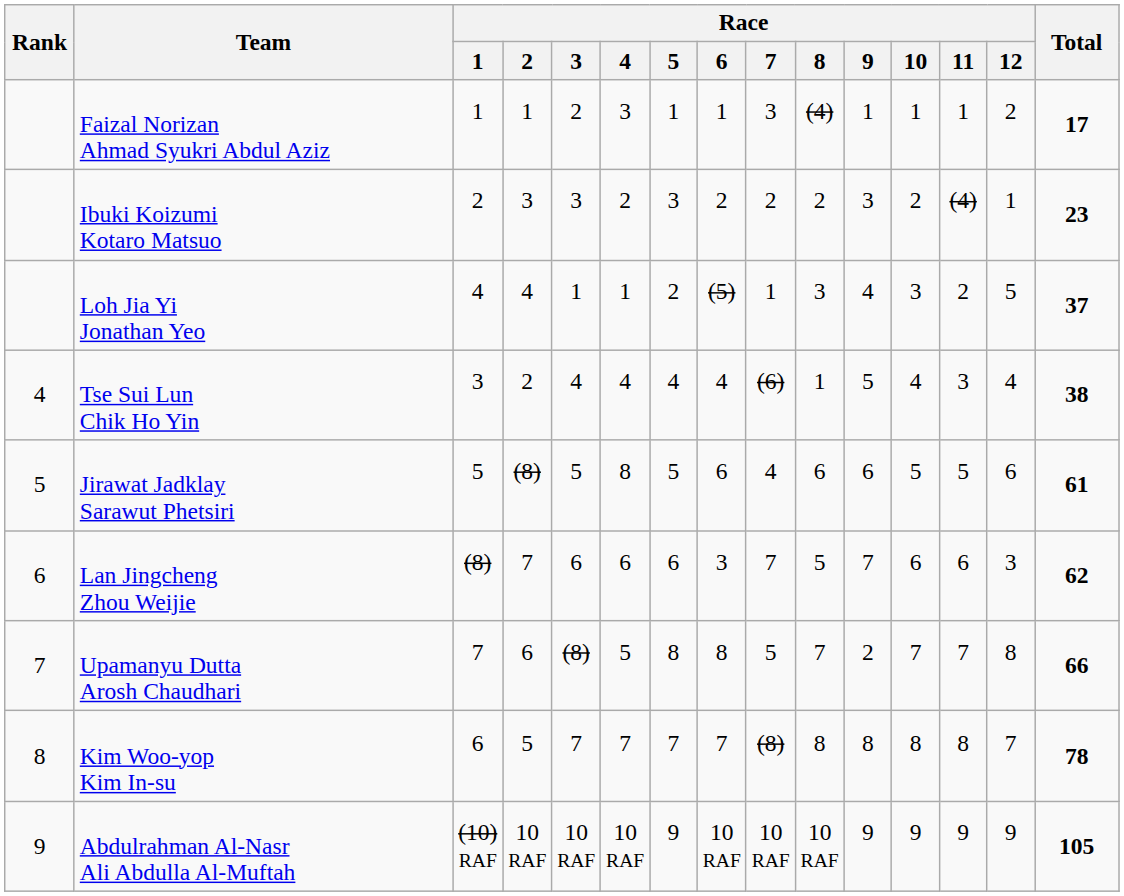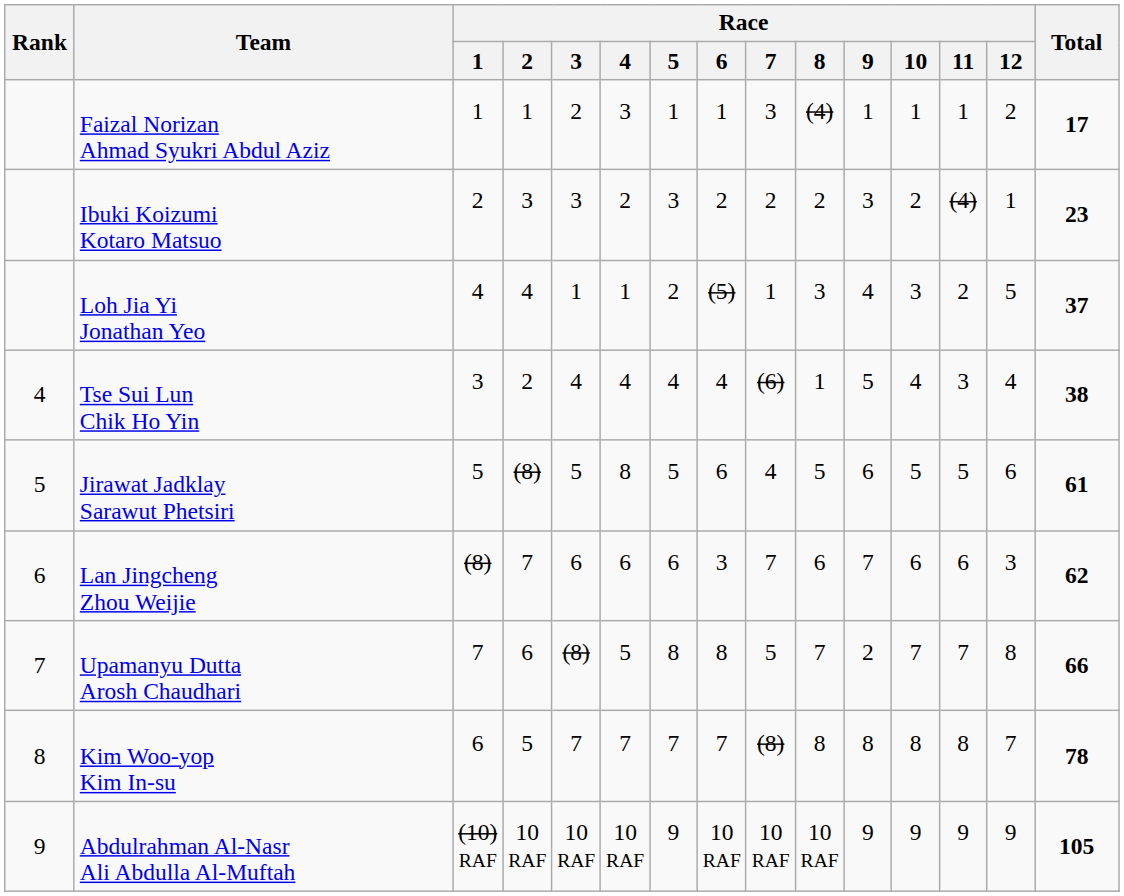(820, 485) 6 -> (820, 485) 5
(820, 575) 5 -> (820, 575) 6
